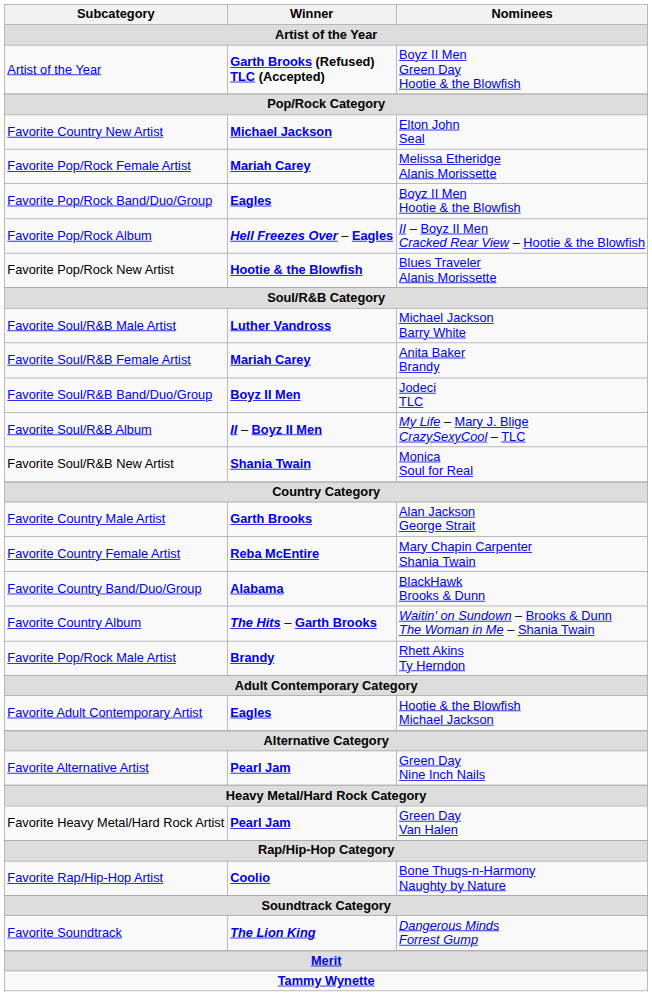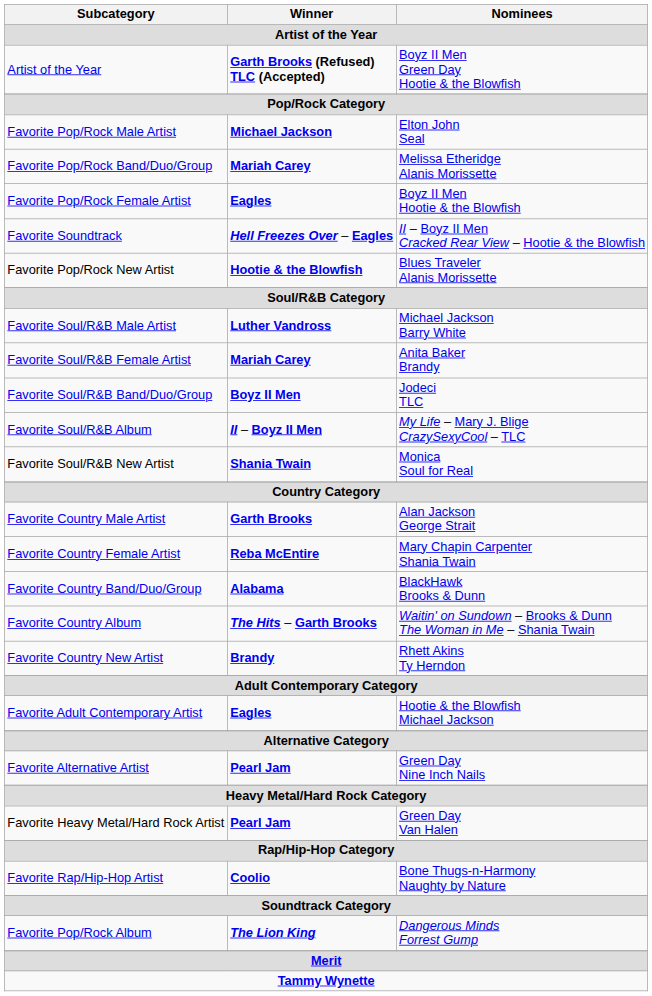(85, 131) Favorite Country New Artist -> (92, 131) Favorite Pop/Rock Male Artist
(99, 166) Favorite Pop/Rock Female Artist -> (110, 166) Favorite Pop/Rock Band/Duo/Group
(110, 201) Favorite Pop/Rock Band/Duo/Group -> (99, 201) Favorite Pop/Rock Female Artist
(80, 235) Favorite Pop/Rock Album -> (65, 235) Favorite Soundtrack
(92, 658) Favorite Pop/Rock Male Artist -> (85, 658) Favorite Country New Artist
(65, 933) Favorite Soundtrack -> (80, 933) Favorite Pop/Rock Album
